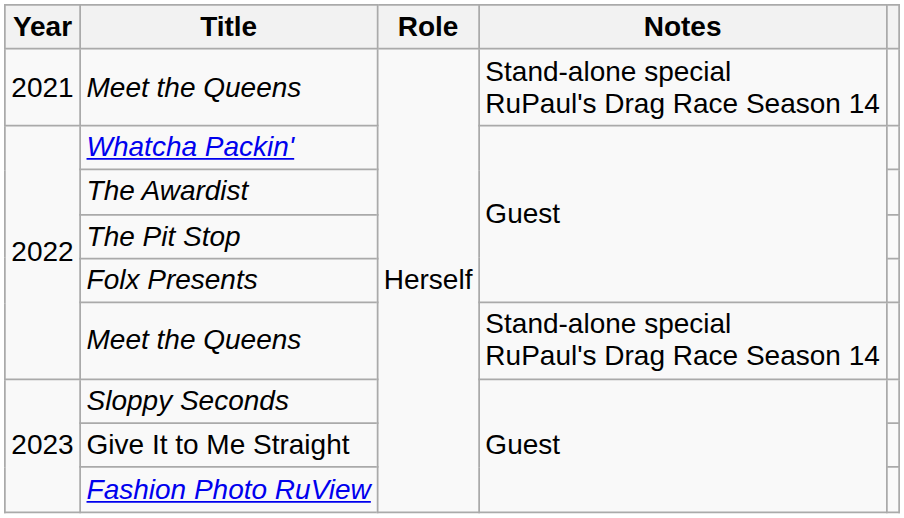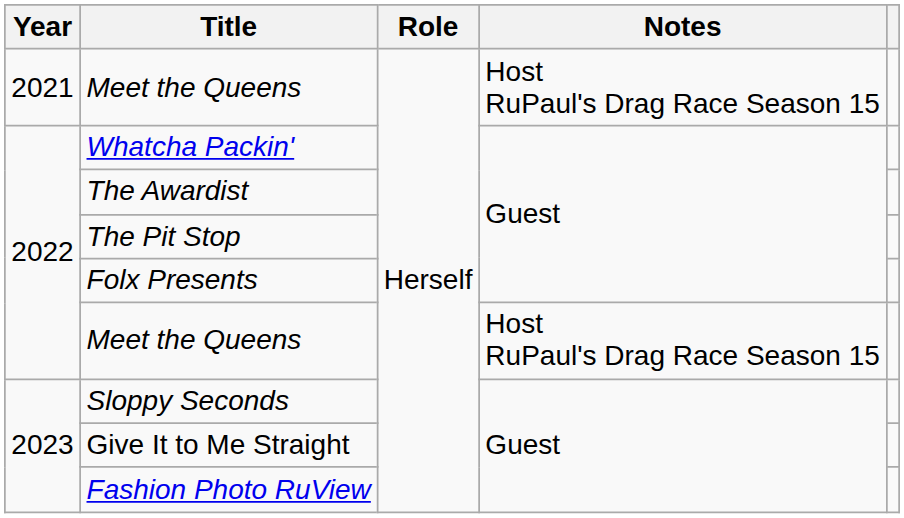(683, 86) Stand-alone special RuPaul's Drag Race Season 14 -> (683, 86) Host RuPaul's Drag Race Season 15
(683, 340) Stand-alone special RuPaul's Drag Race Season 14 -> (683, 340) Host RuPaul's Drag Race Season 15
